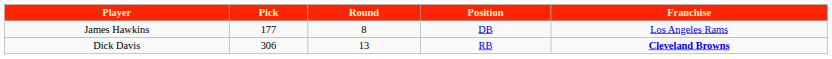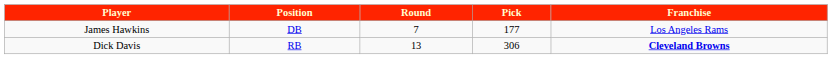columns swapped: (486, 12) <-> (268, 12)
(364, 29) 8 -> (416, 29) 7
